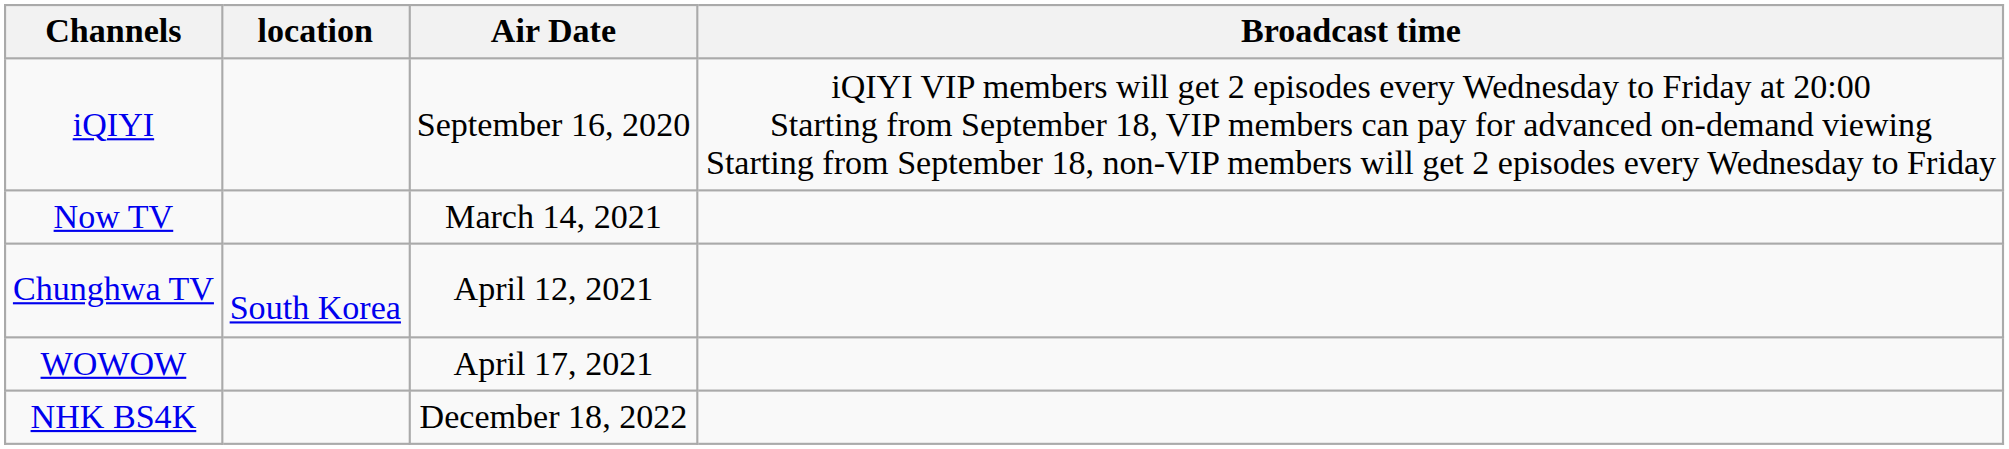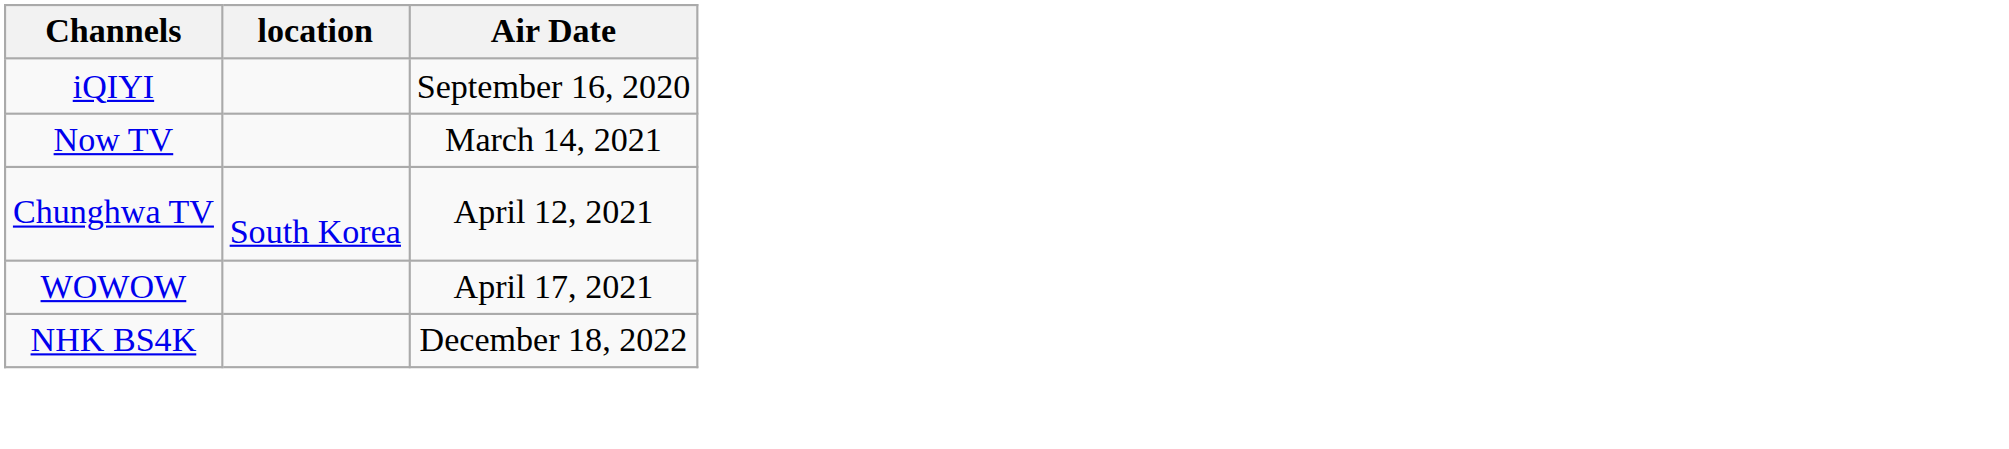- column: (1351, 31)
